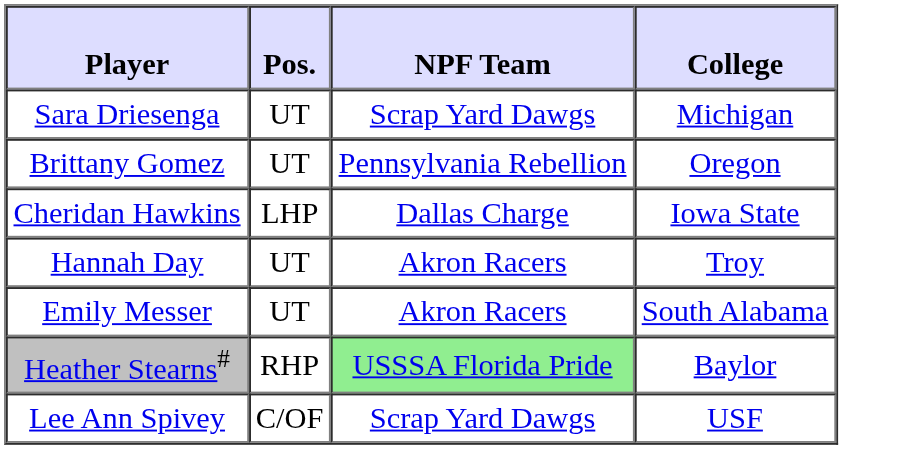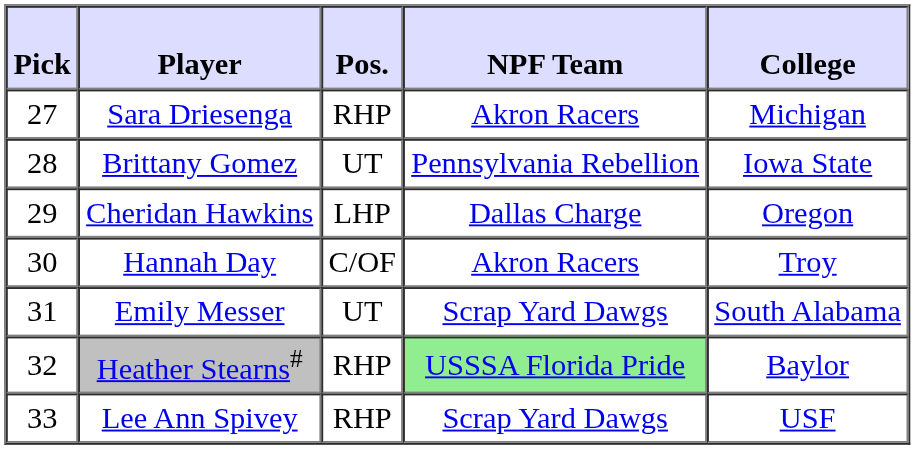+ column: (42, 64)
(290, 113) UT -> (362, 113) RHP
(483, 113) Scrap Yard Dawgs -> (555, 113) Akron Racers
(735, 163) Oregon -> (808, 163) Iowa State
(735, 212) Iowa State -> (808, 212) Oregon
(290, 261) UT -> (362, 261) C/OF
(483, 311) Akron Racers -> (555, 311) Scrap Yard Dawgs
(290, 418) C/OF -> (362, 418) RHP
